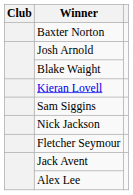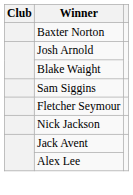- row: (70, 87)
rows swapped: (79, 143) <-> (68, 124)
